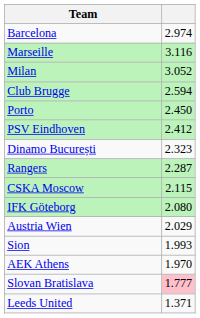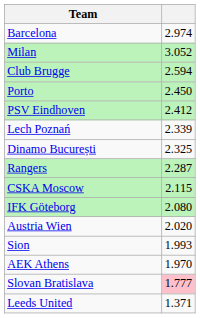- row: (30, 52)
+ row: (39, 129)
(178, 149) 2.323 -> (178, 149) 2.325
(178, 226) 2.029 -> (178, 226) 2.020
